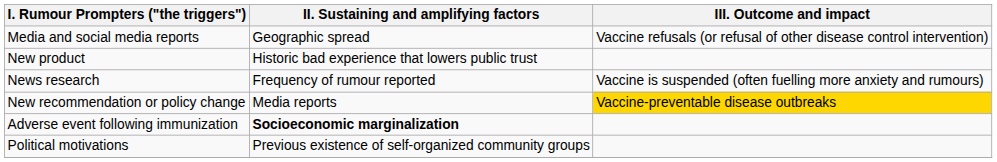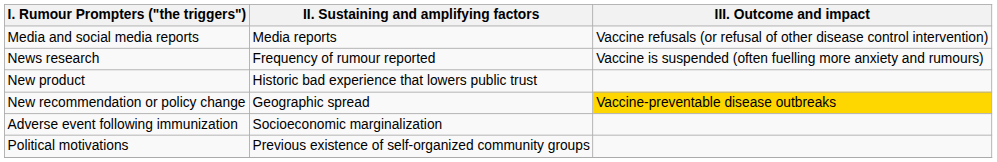(311, 37) Geographic spread -> (295, 37) Media reports
rows swapped: (53, 80) <-> (46, 59)
(295, 102) Media reports -> (311, 102) Geographic spread
(356, 124) bold -> (347, 124) normal
